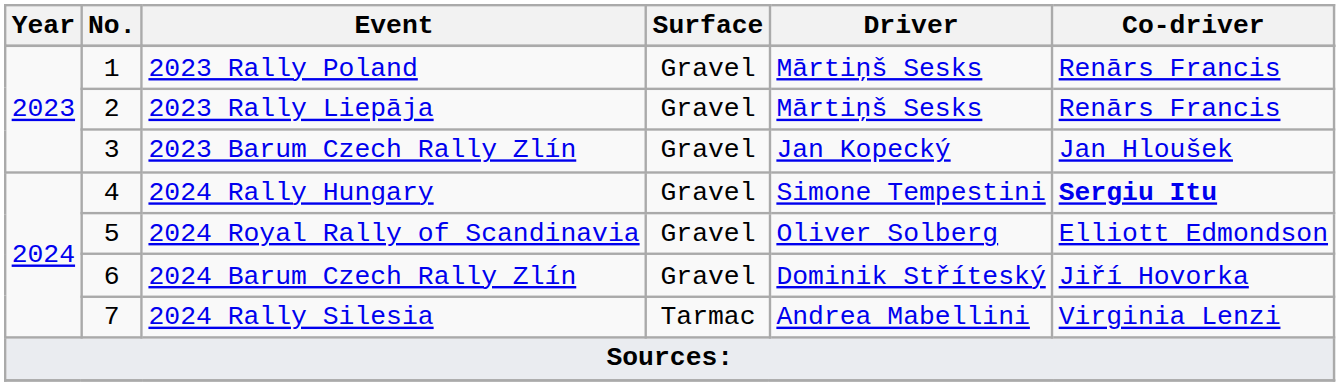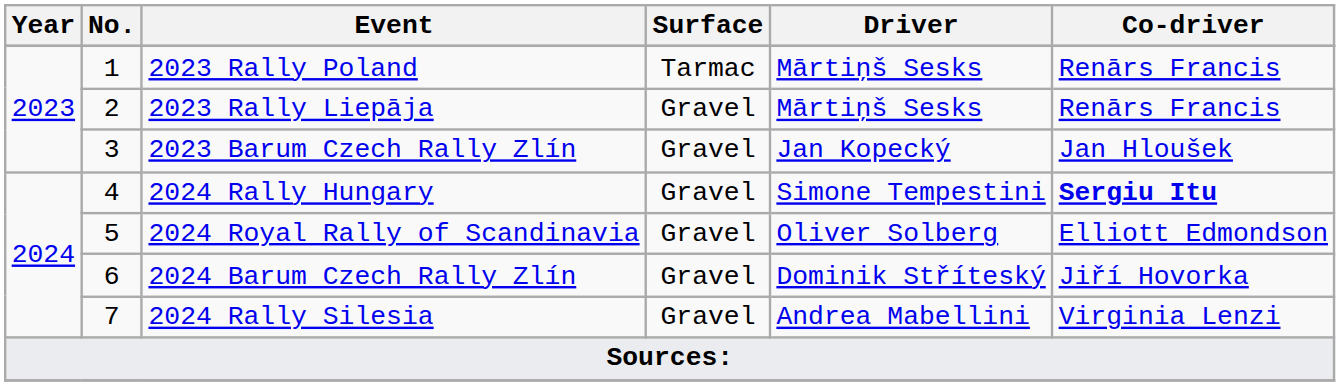(708, 68) Gravel -> (708, 68) Tarmac
(708, 317) Tarmac -> (708, 317) Gravel
